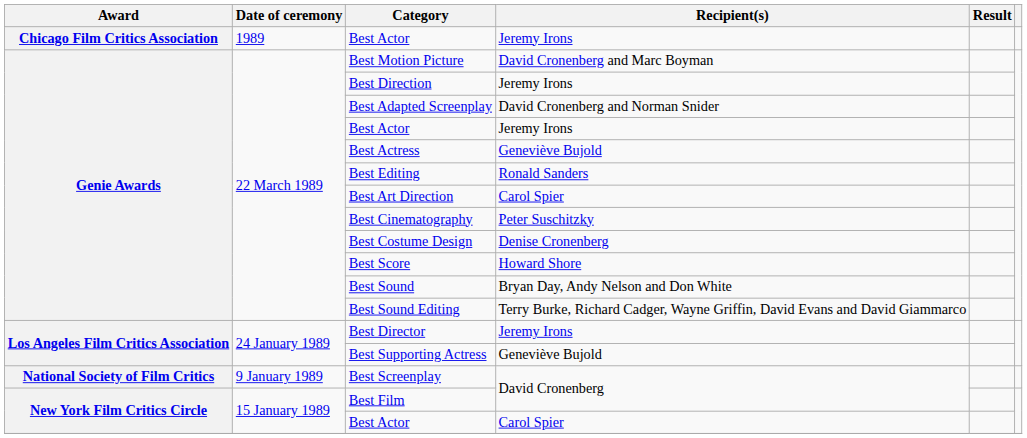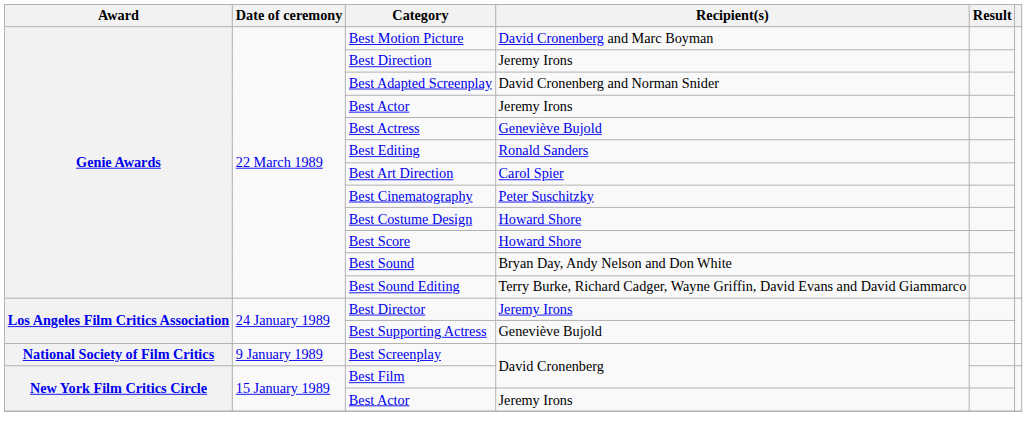- row: (118, 38)
(554, 241) Denise Cronenberg -> (540, 219) Howard Shore
(531, 422) Carol Spier -> (536, 399) Jeremy Irons
